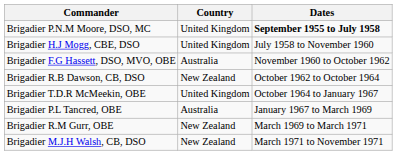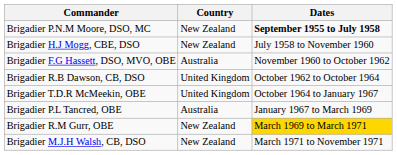(215, 28) United Kingdom -> (208, 28) New Zealand
(215, 45) United Kingdom -> (208, 45) New Zealand
(208, 77) New Zealand -> (215, 77) United Kingdom
(311, 126) no background -> (311, 126) gold background
